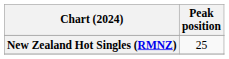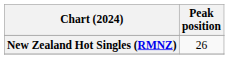(201, 44) 25 -> (201, 44) 26
